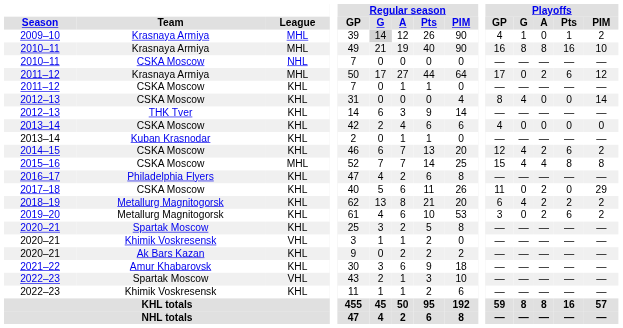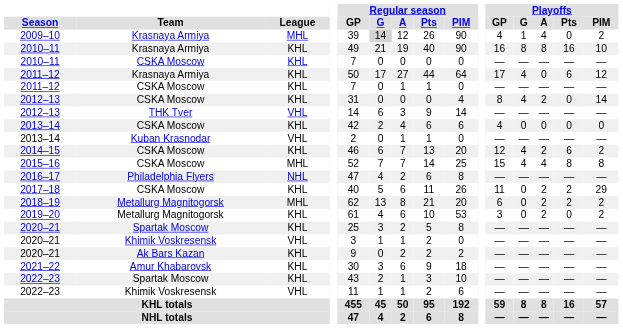(544, 36) 0 -> (544, 36) 4
(569, 36) 1 -> (569, 36) 0
(297, 48) MHL -> (297, 48) KHL
(297, 61) NHL -> (297, 61) KHL
(297, 74) MHL -> (297, 74) KHL
(524, 74) 0 -> (524, 74) 4
(544, 74) 2 -> (544, 74) 0
(544, 100) 0 -> (544, 100) 2
(297, 112) KHL -> (297, 112) VHL
(297, 138) KHL -> (297, 138) VHL
(297, 176) KHL -> (297, 176) NHL
(569, 189) 0 -> (569, 189) 2
(297, 202) KHL -> (297, 202) MHL
(524, 202) 4 -> (524, 202) 0
(569, 215) 6 -> (569, 215) 0
(297, 279) VHL -> (297, 279) KHL
(297, 292) KHL -> (297, 292) VHL
